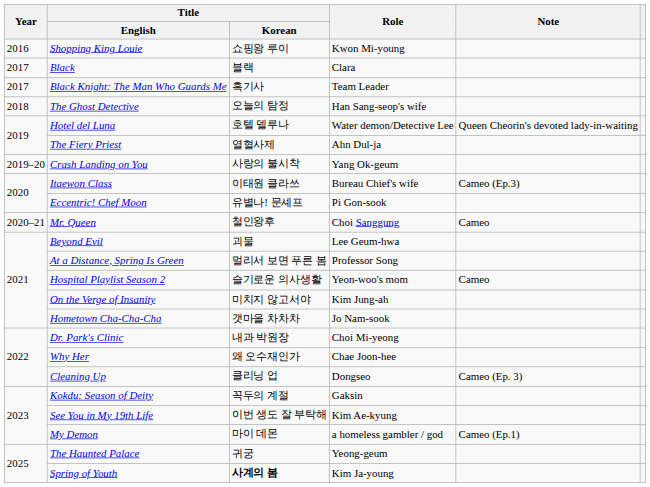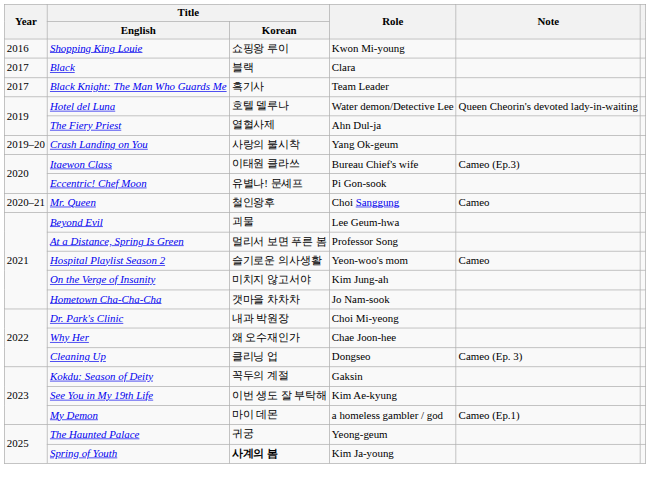- row: (94, 106)
